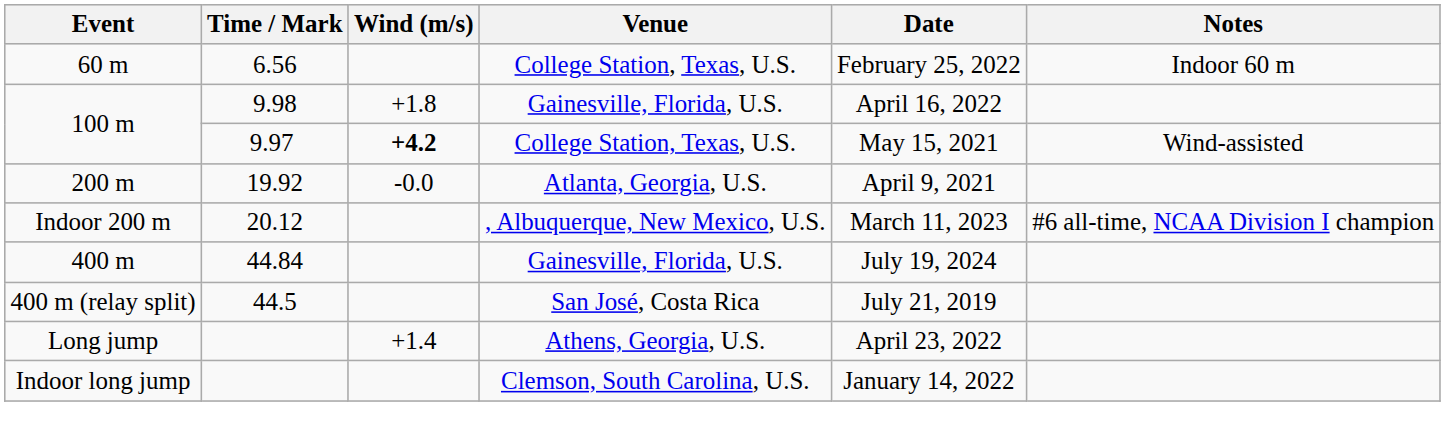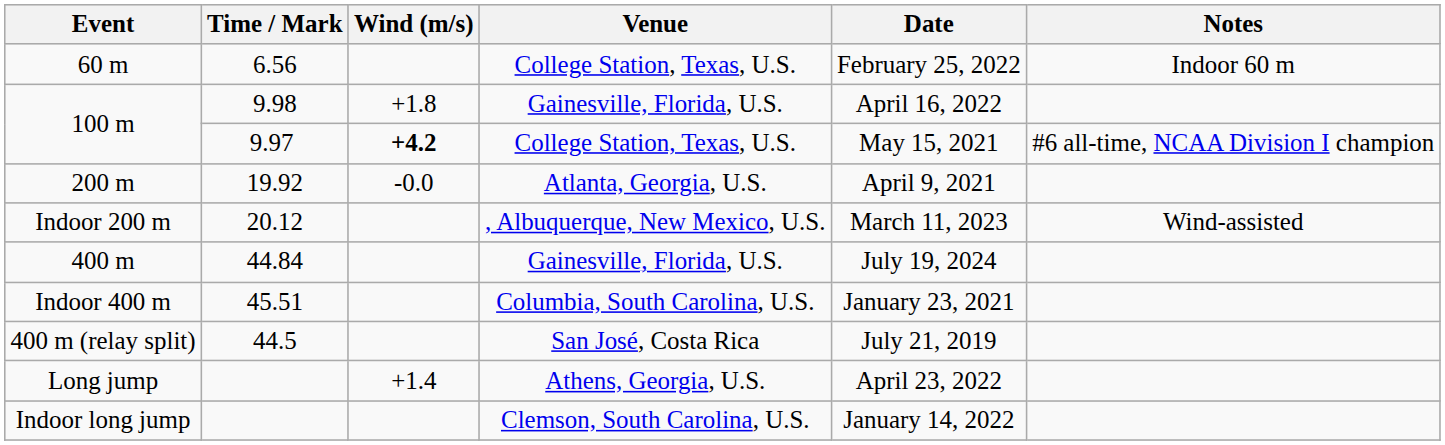(1233, 143) Wind-assisted -> (1233, 143) #6 all-time, NCAA Division I champion
(1233, 222) #6 all-time, NCAA Division I champion -> (1233, 222) Wind-assisted
+ row: (103, 301)
